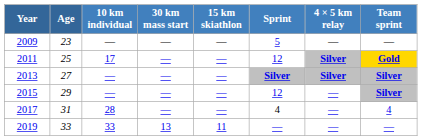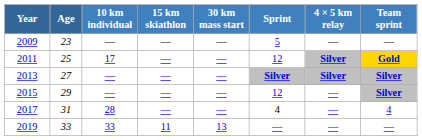columns swapped: (221, 19) <-> (166, 19)
